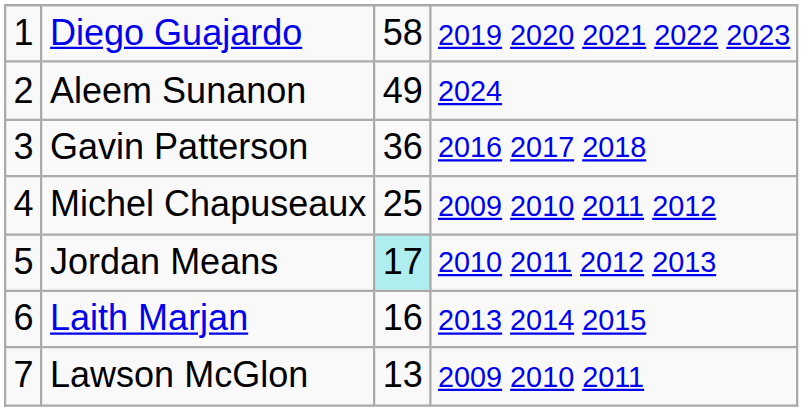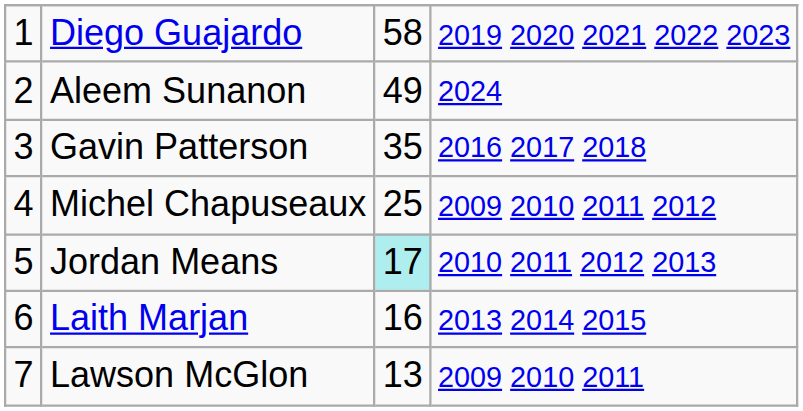(403, 147) 36 -> (403, 147) 35
